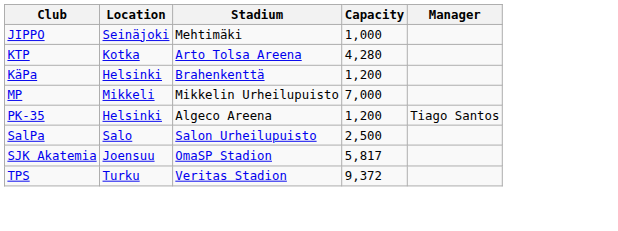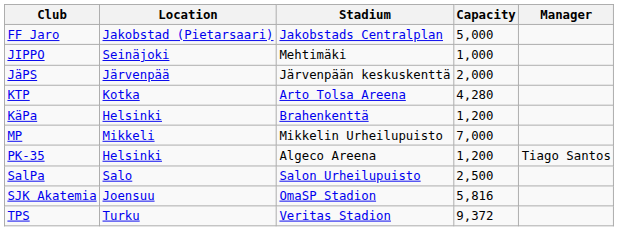+ row: (33, 35)
+ row: (22, 75)
(363, 155) 5,817 -> (475, 196) 5,816
